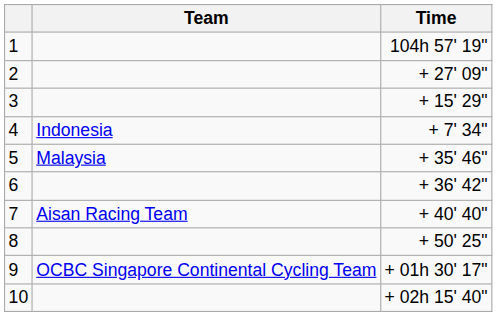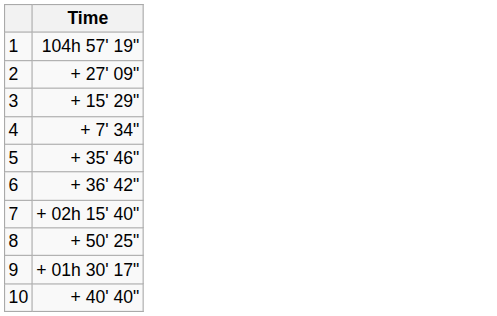- column: (206, 18)
(453, 213) + 40' 40" -> (88, 213) + 02h 15' 40"
(436, 297) + 02h 15' 40" -> (105, 297) + 40' 40"
